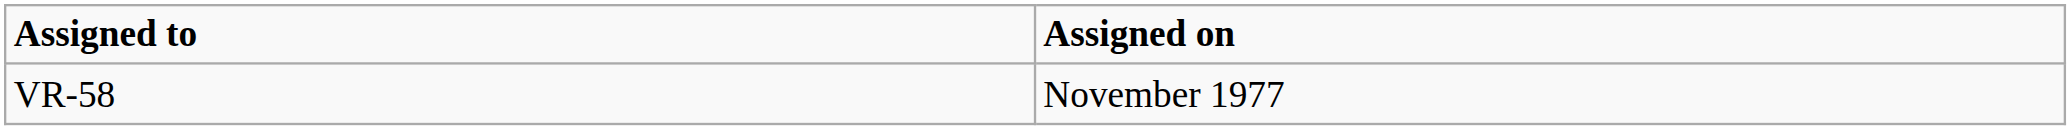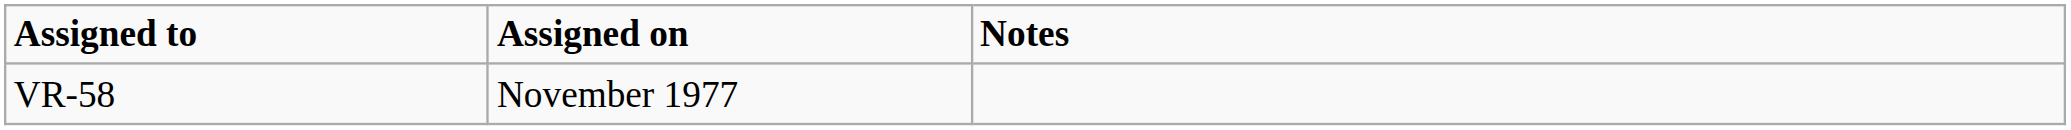+ column: (1025, 34)
